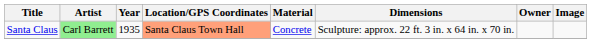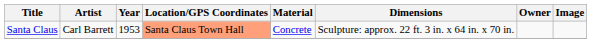(88, 30) lightgreen background -> (88, 30) no background
(129, 30) 1935 -> (129, 30) 1953
